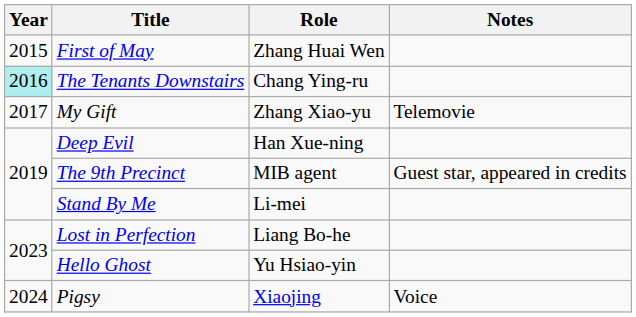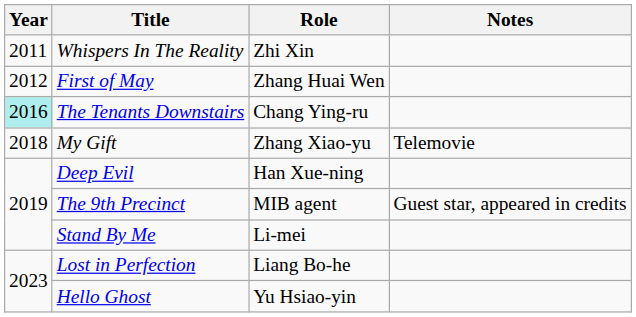+ row: (150, 50)
(28, 50) 2015 -> (28, 81) 2012
(28, 111) 2017 -> (28, 142) 2018
- row: (78, 296)
